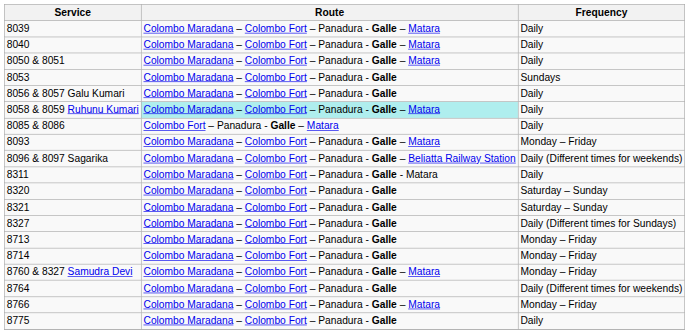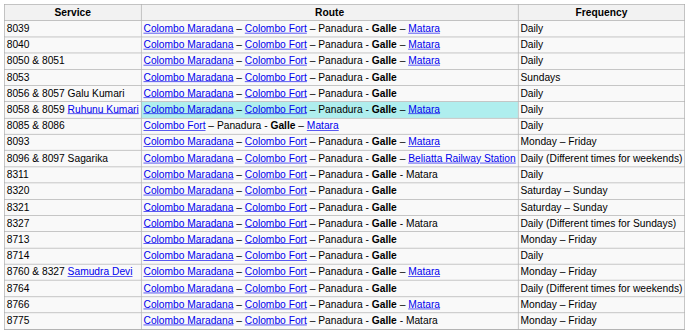(270, 223) Colombo Maradana – Colombo Fort – Panadura - Galle -> (291, 223) Colombo Maradana – Colombo Fort – Panadura - Galle - Matara
(559, 256) Monday – Friday -> (532, 256) Daily
(270, 321) Colombo Maradana – Colombo Fort – Panadura - Galle -> (291, 321) Colombo Maradana – Colombo Fort – Panadura - Galle - Matara
(532, 321) Daily -> (559, 321) Monday – Friday
